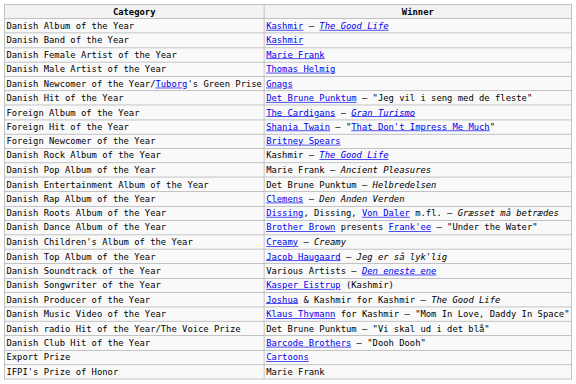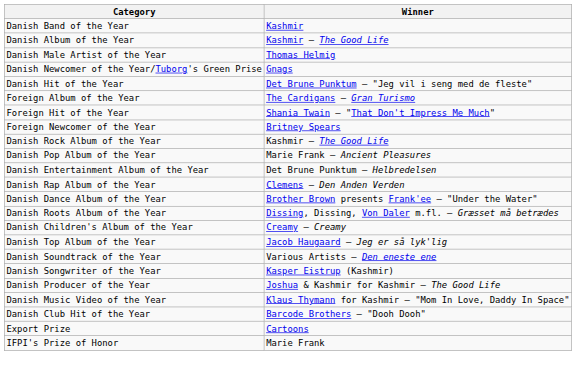rows swapped: (70, 26) <-> (68, 40)
- row: (92, 55)
rows swapped: (86, 228) <-> (86, 213)
- row: (124, 329)
